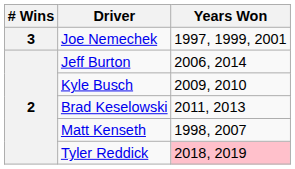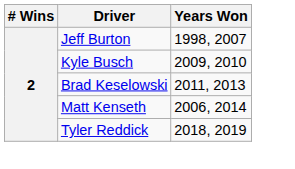- row: (109, 39)
(210, 62) 2006, 2014 -> (210, 39) 1998, 2007
(210, 130) 1998, 2007 -> (210, 108) 2006, 2014
(210, 153) pink background -> (210, 130) no background
